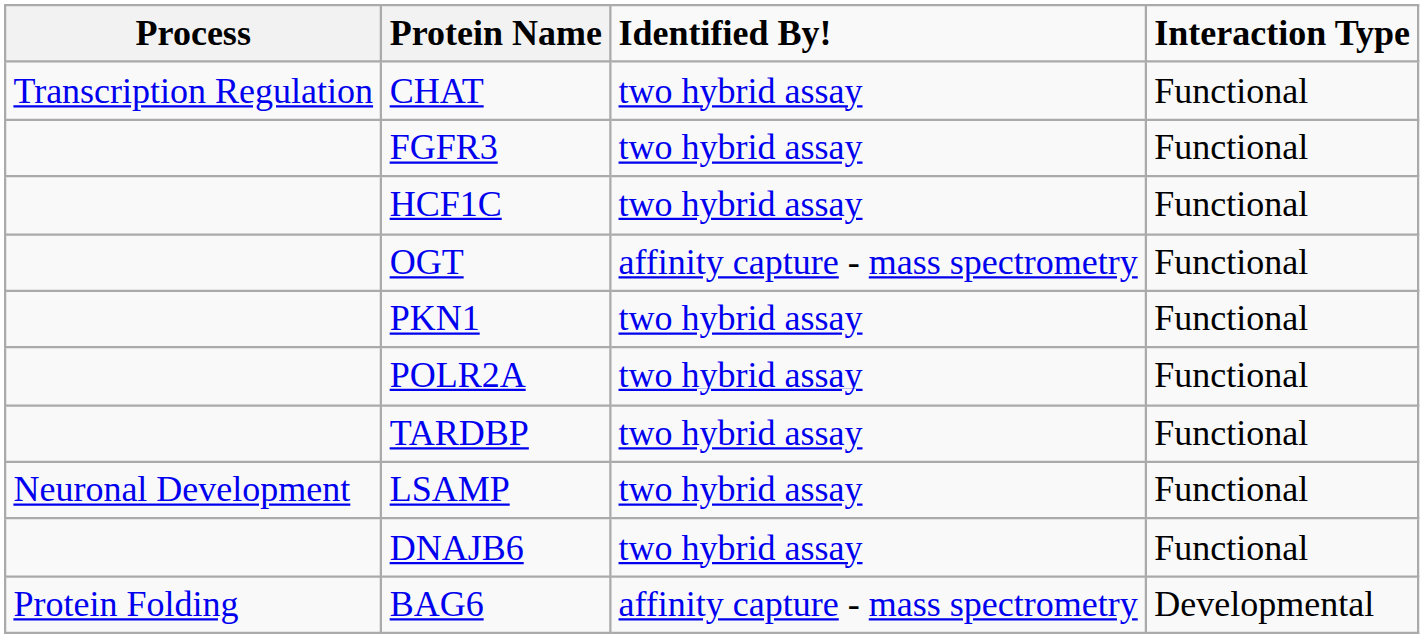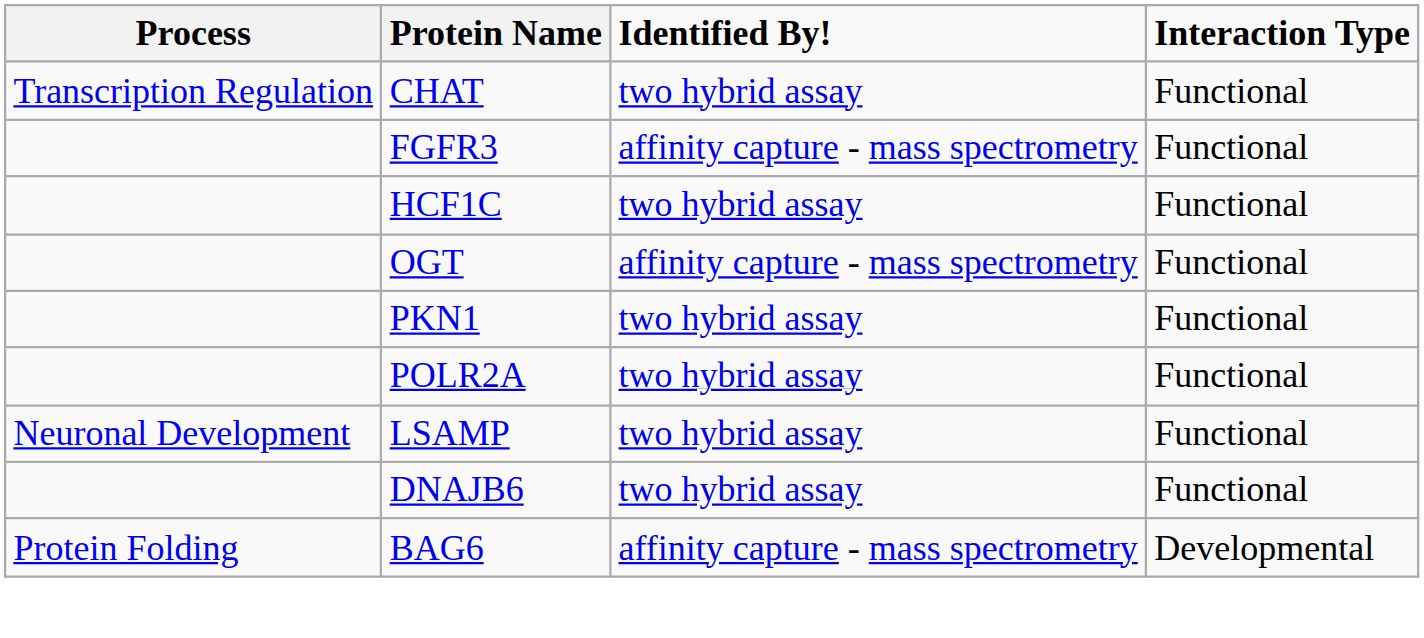(741, 147) two hybrid assay -> (878, 147) affinity capture - mass spectrometry
- row: (459, 432)
